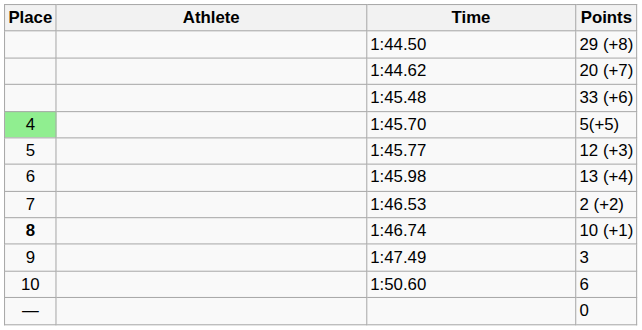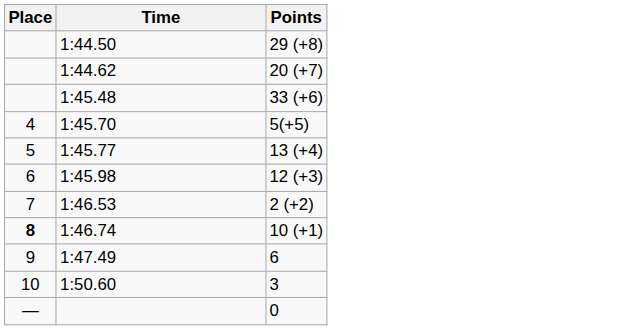- column: (211, 17)
(30, 124) lightgreen background -> (30, 124) no background
(606, 151) 12 (+3) -> (296, 151) 13 (+4)
(606, 177) 13 (+4) -> (296, 177) 12 (+3)
(584, 257) 3 -> (274, 257) 6
(584, 284) 6 -> (274, 284) 3
